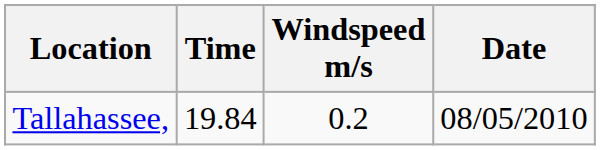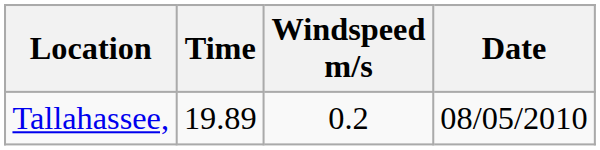(220, 117) 19.84 -> (220, 117) 19.89
